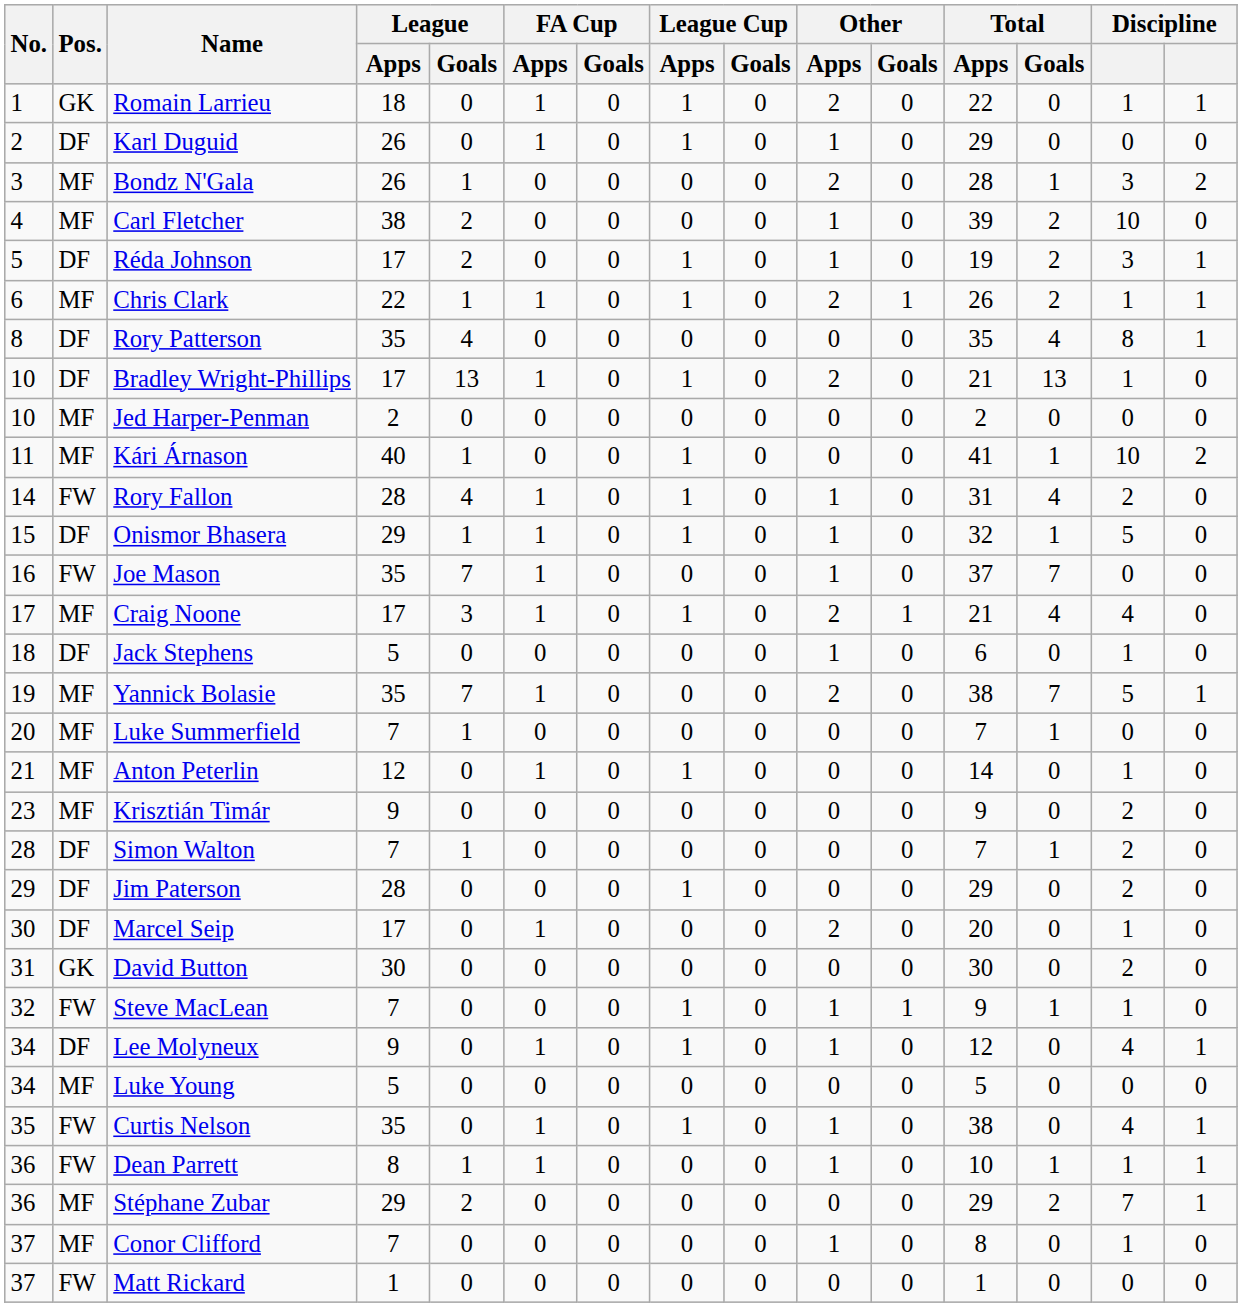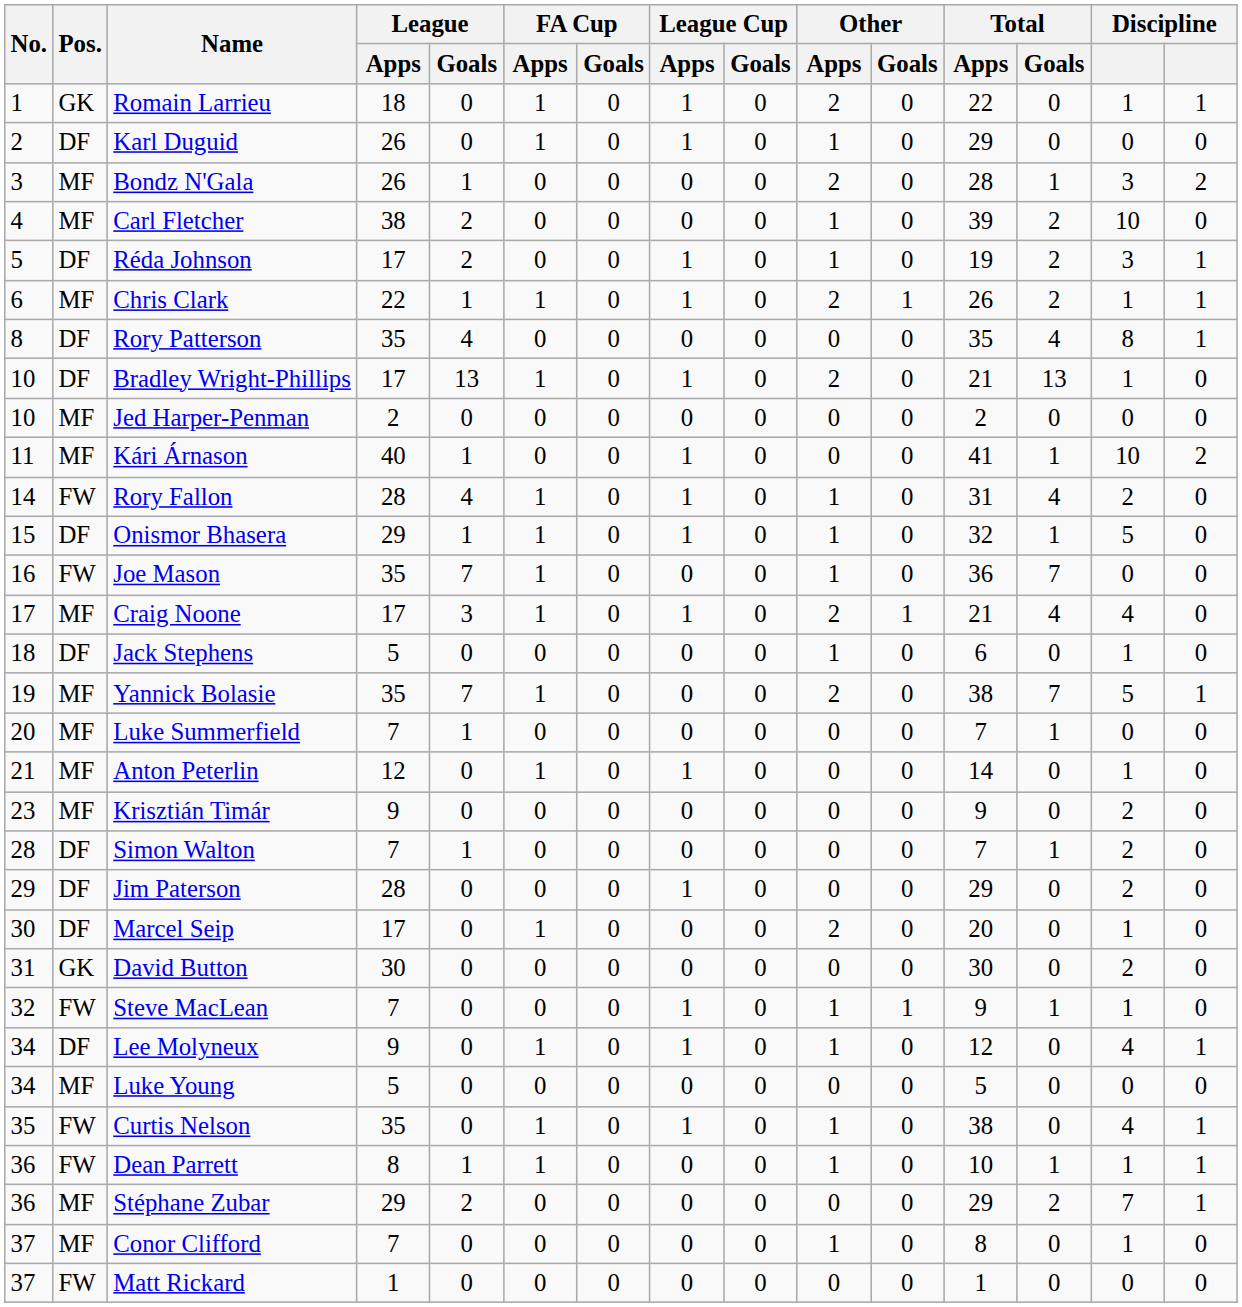(981, 574) 37 -> (981, 574) 36
